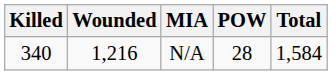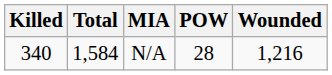columns swapped: (114, 20) <-> (299, 20)
